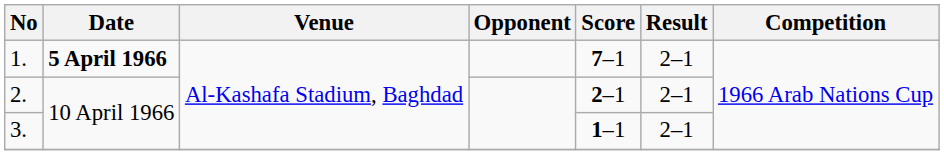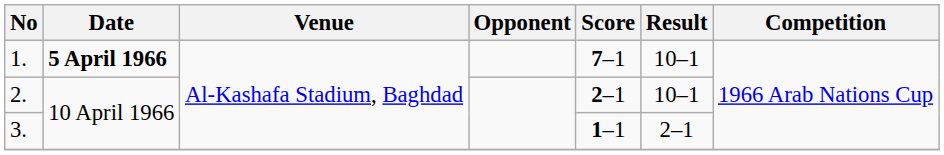(677, 58) 2–1 -> (677, 58) 10–1
(677, 94) 2–1 -> (677, 94) 10–1
